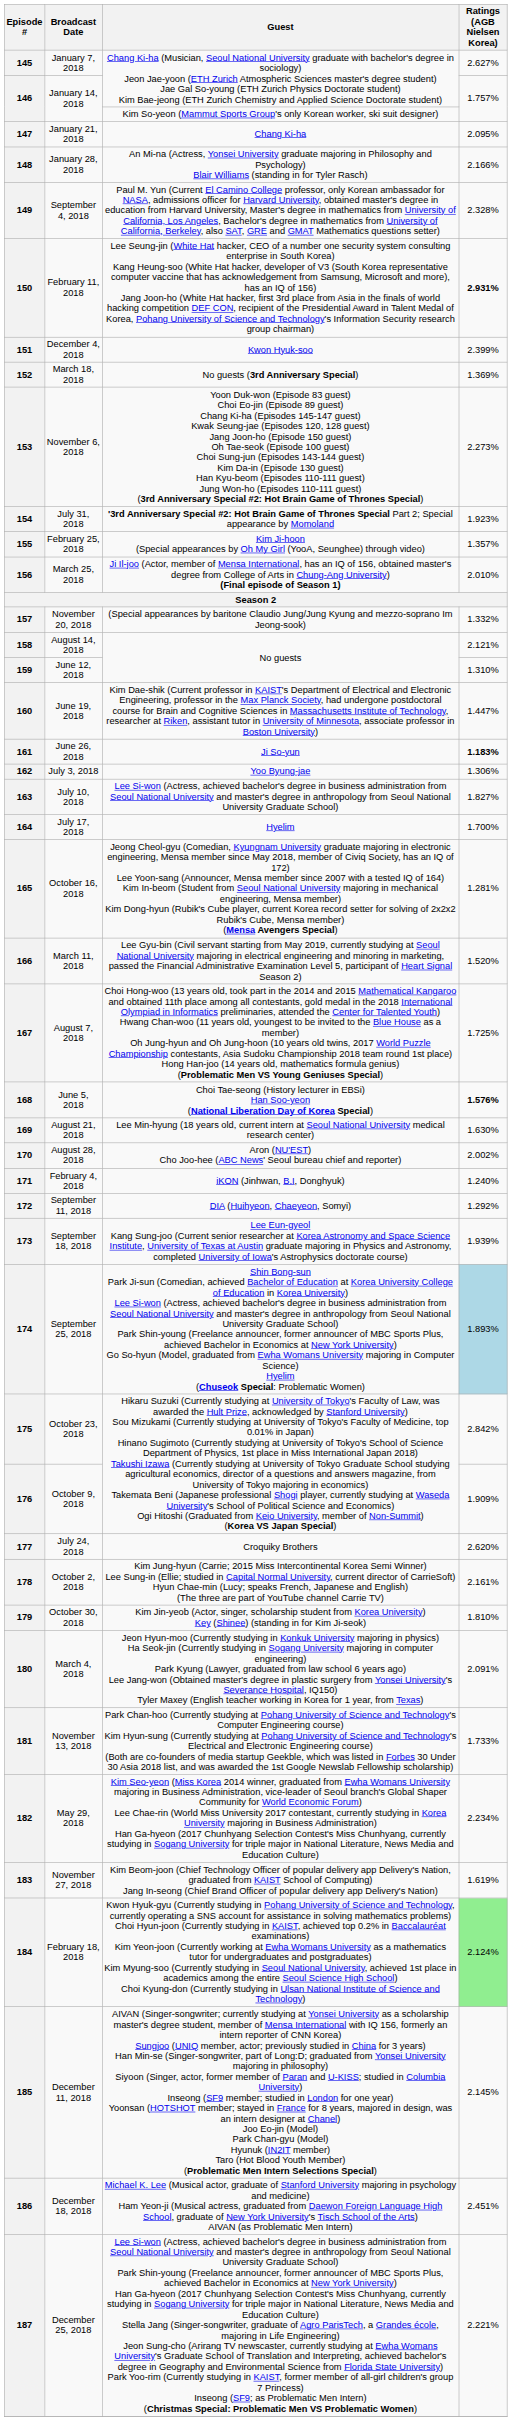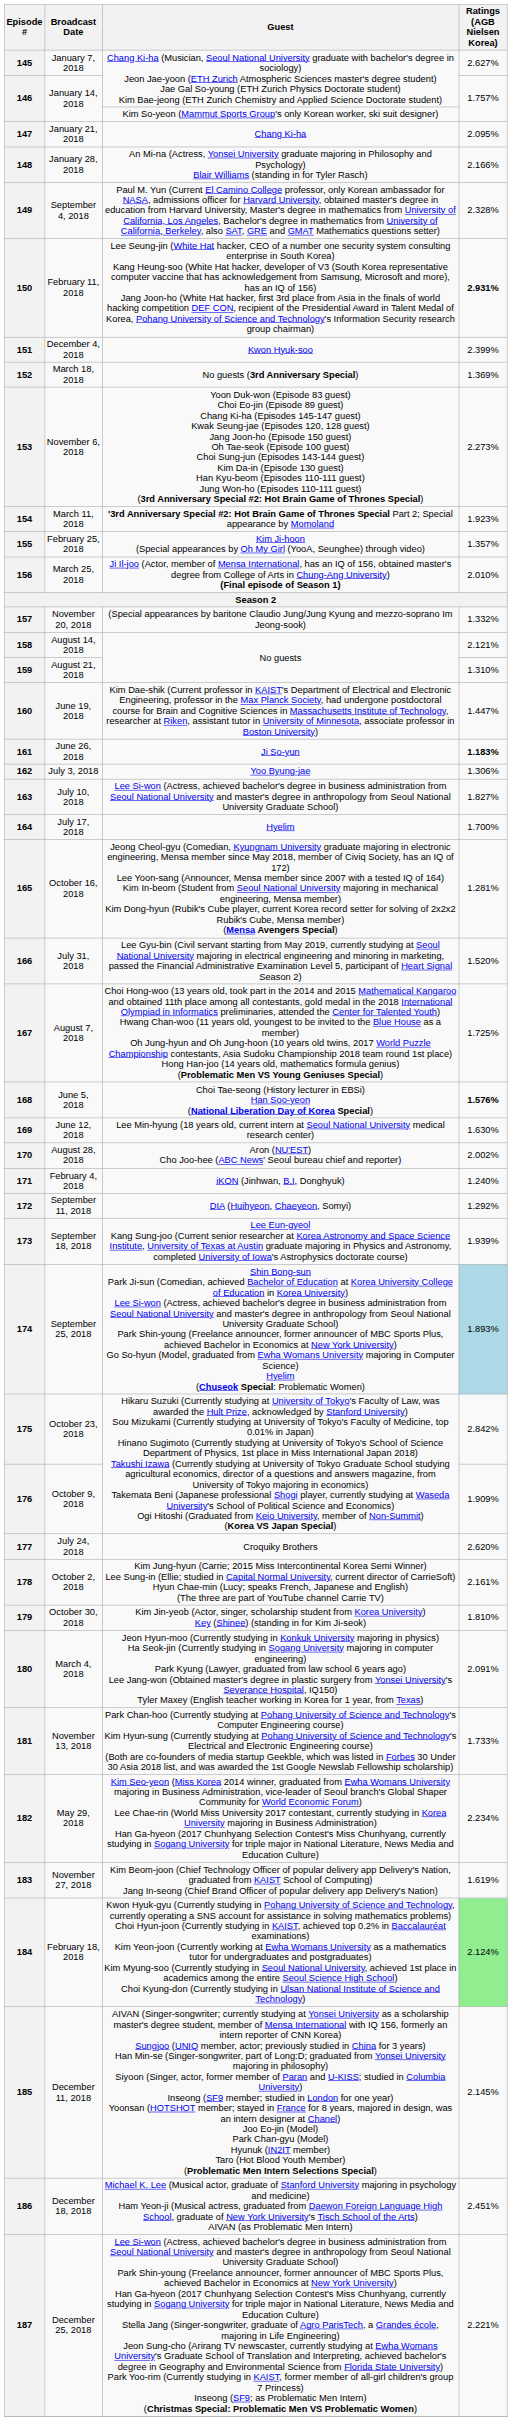(73, 519) July 31, 2018 -> (73, 519) March 11, 2018
(73, 670) June 12, 2018 -> (73, 670) August 21, 2018
(73, 961) March 11, 2018 -> (73, 961) July 31, 2018
(73, 1130) August 21, 2018 -> (73, 1130) June 12, 2018
